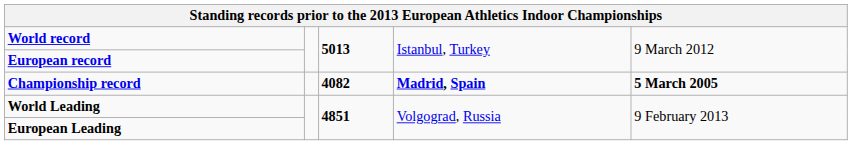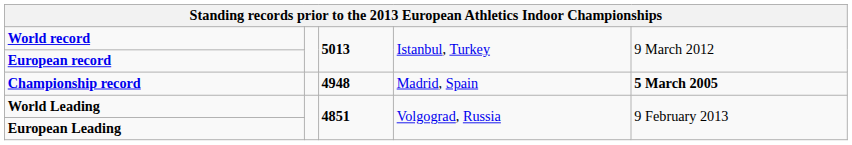(336, 83) 4082 -> (336, 83) 4948
(441, 83) bold -> (437, 83) normal
